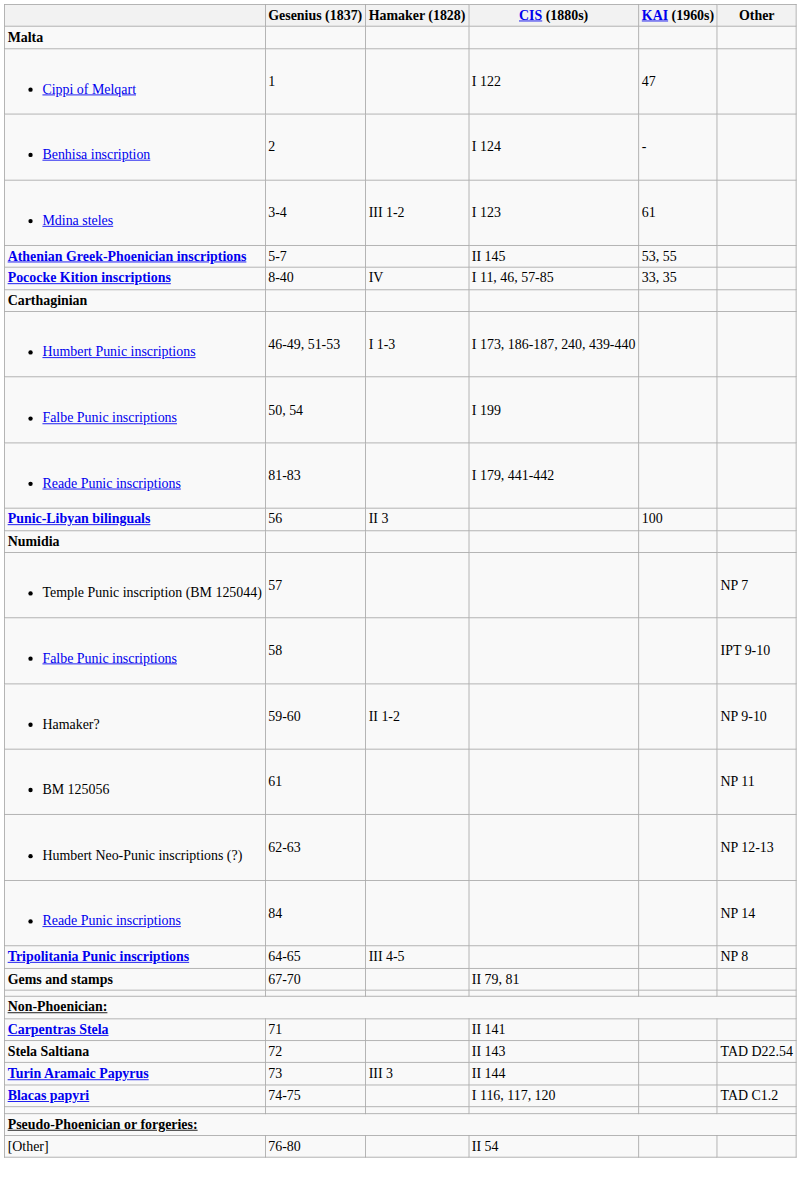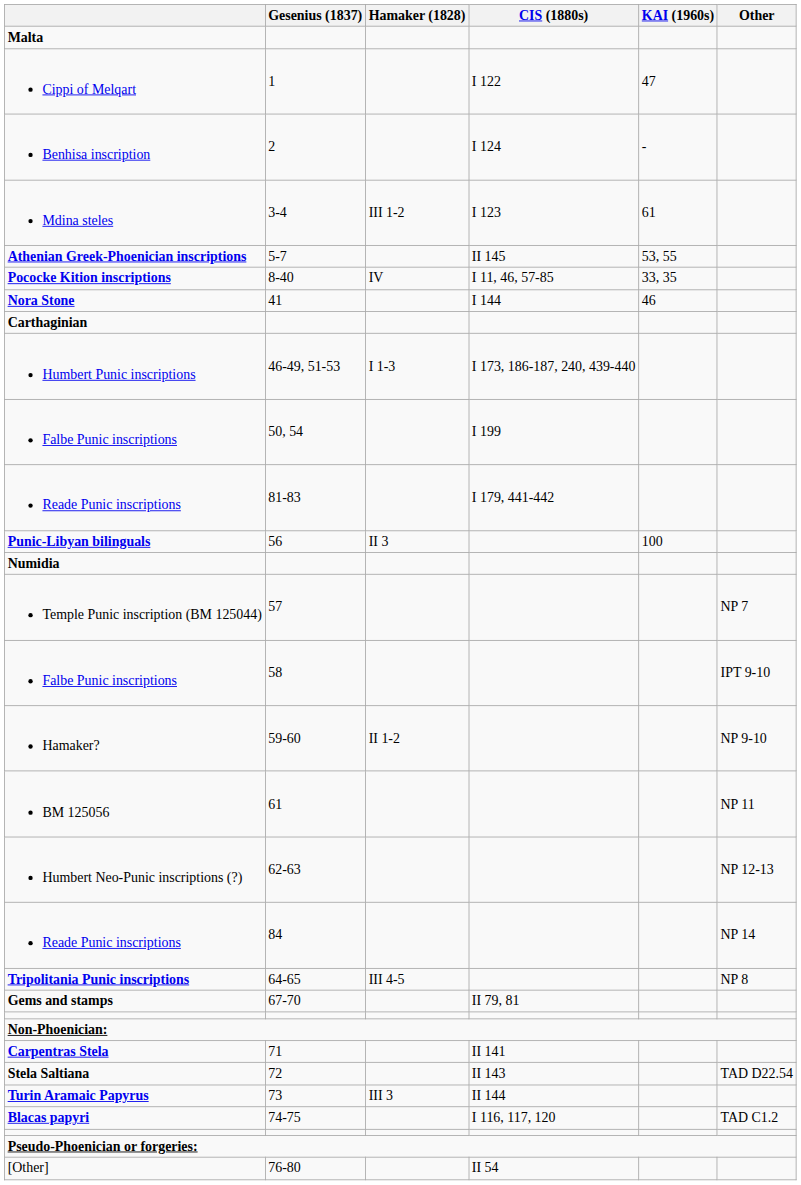+ row: (41, 300)
